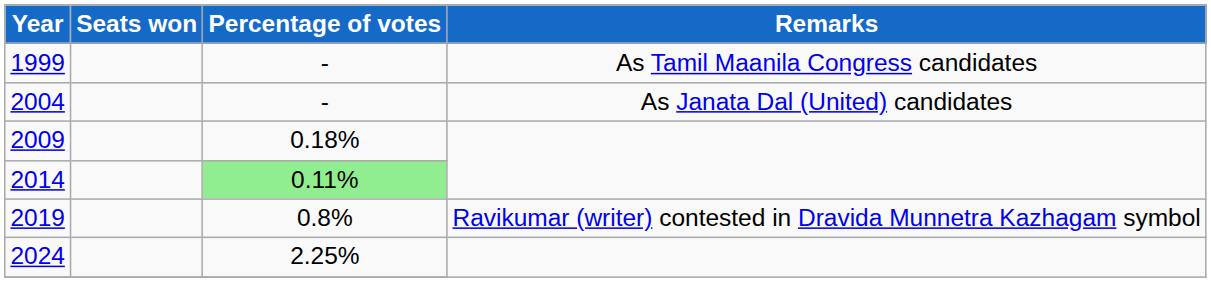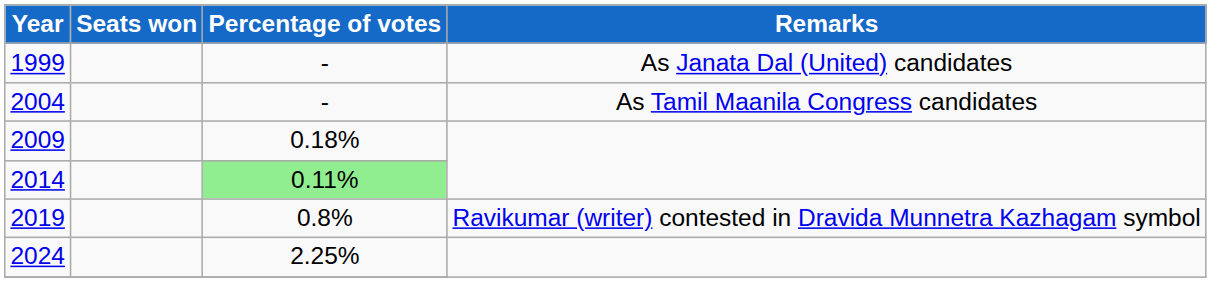(827, 62) As Tamil Maanila Congress candidates -> (827, 62) As Janata Dal (United) candidates
(827, 101) As Janata Dal (United) candidates -> (827, 101) As Tamil Maanila Congress candidates
